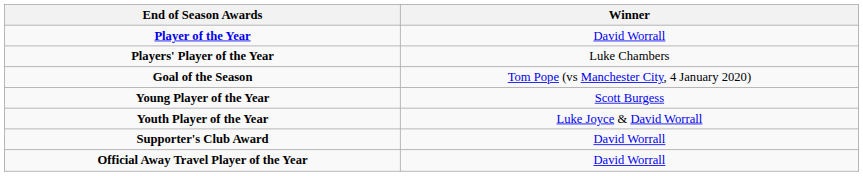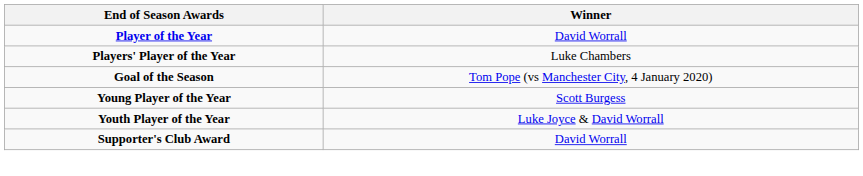- row: (203, 160)
